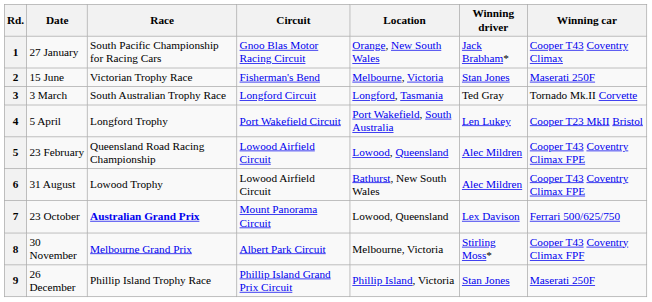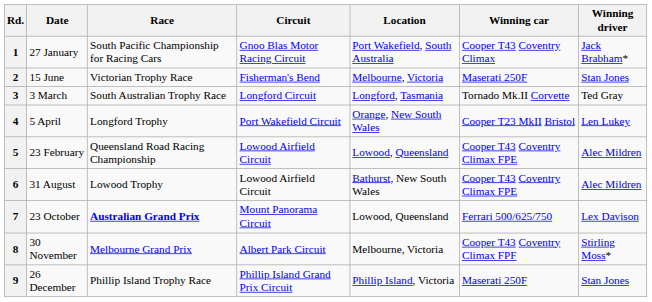columns swapped: (493, 20) <-> (587, 20)
(397, 52) Orange, New South Wales -> (402, 52) Port Wakefield, South Australia
(402, 121) Port Wakefield, South Australia -> (397, 121) Orange, New South Wales
